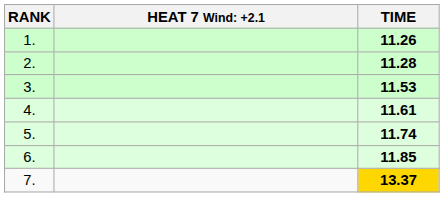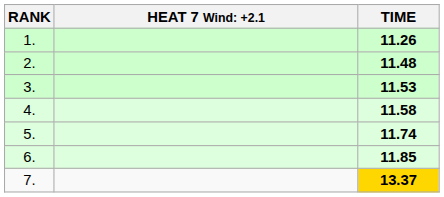(398, 63) 11.28 -> (398, 63) 11.48
(398, 110) 11.61 -> (398, 110) 11.58
